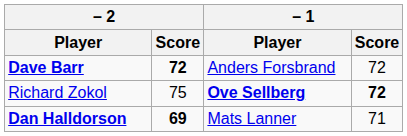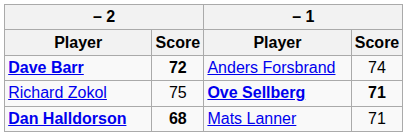(377, 67) 72 -> (377, 67) 74
(377, 93) 72 -> (377, 93) 71
(178, 118) 69 -> (178, 118) 68
